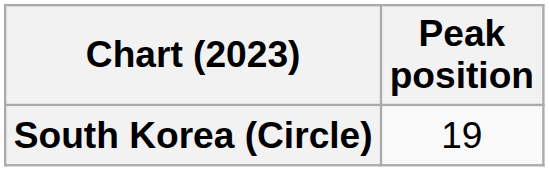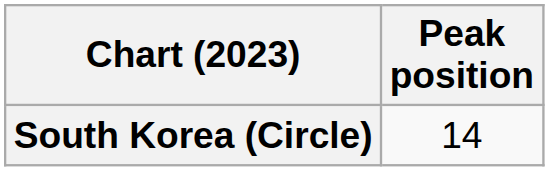(462, 134) 19 -> (462, 134) 14
